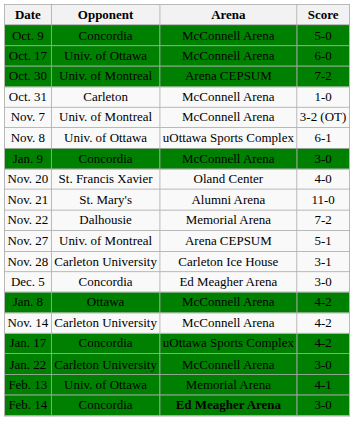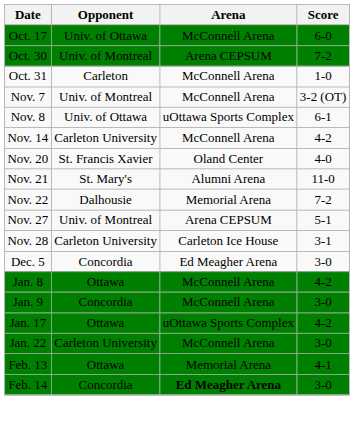- row: (28, 35)
rows swapped: (28, 323) <-> (28, 158)
(106, 343) Concordia -> (106, 323) Ottawa
(106, 384) Univ. of Ottawa -> (106, 364) Ottawa
